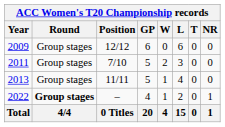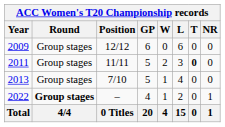(117, 63) 7/10 -> (117, 63) 11/11
(194, 63) normal -> (194, 63) bold
(117, 79) 11/11 -> (117, 79) 7/10
